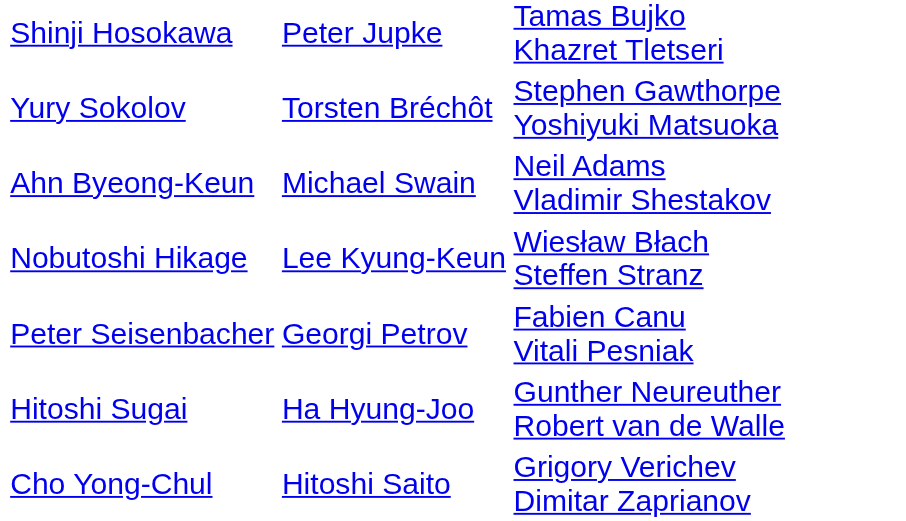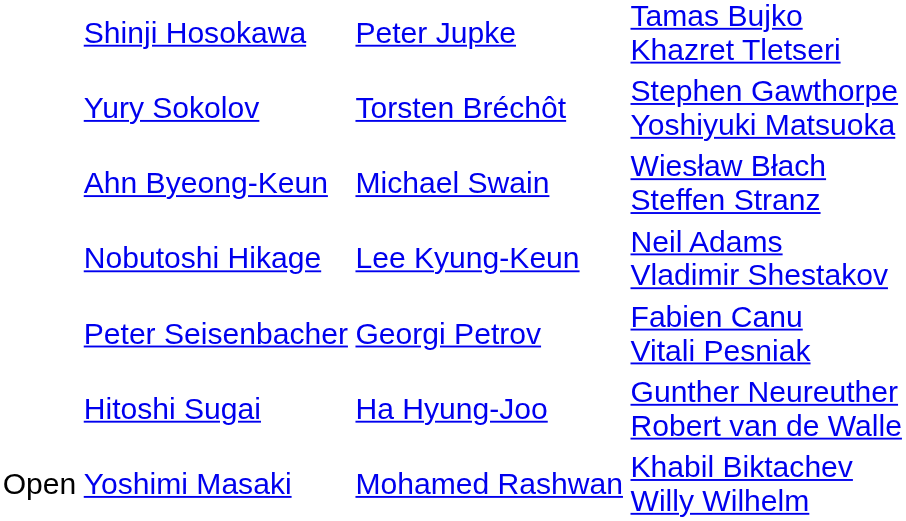(642, 183) Neil Adams Vladimir Shestakov -> (728, 183) Wiesław Błach Steffen Stranz
(611, 258) Wiesław Błach Steffen Stranz -> (759, 258) Neil Adams Vladimir Shestakov
- row: (111, 484)
+ row: (188, 484)
